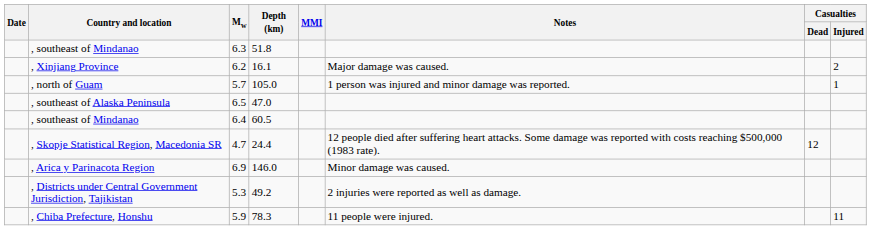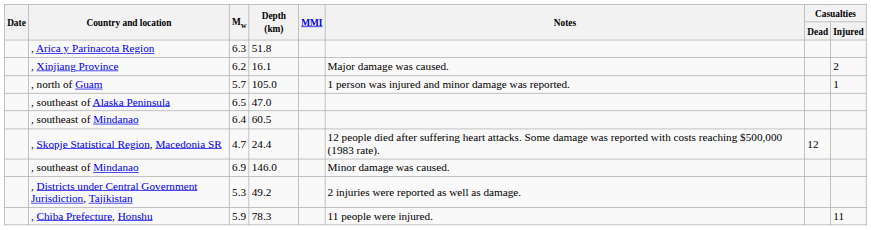(85, 48) , southeast of Mindanao -> (93, 48) , Arica y Parinacota Region
(93, 168) , Arica y Parinacota Region -> (85, 168) , southeast of Mindanao
